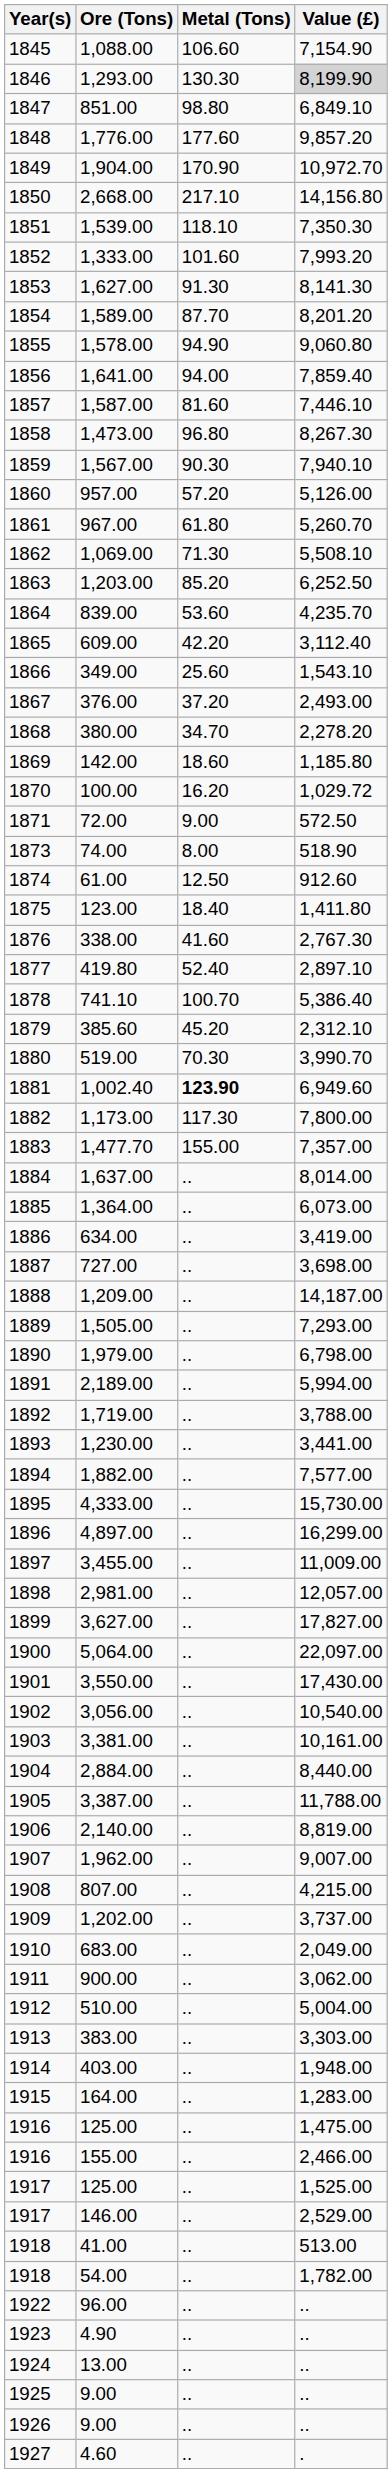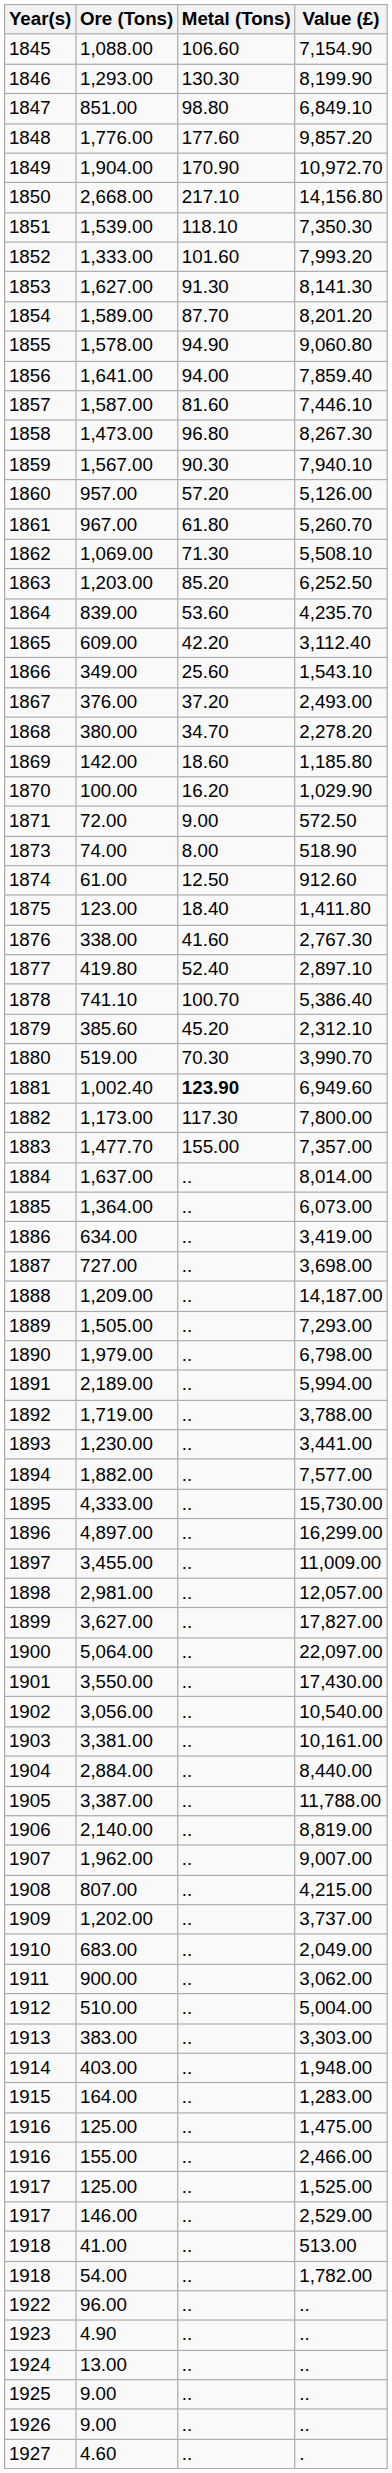(336, 78) lightgrey background -> (336, 78) no background
(336, 791) 1,029.72 -> (336, 791) 1,029.90
